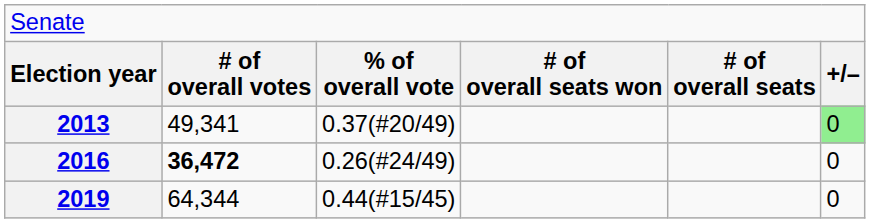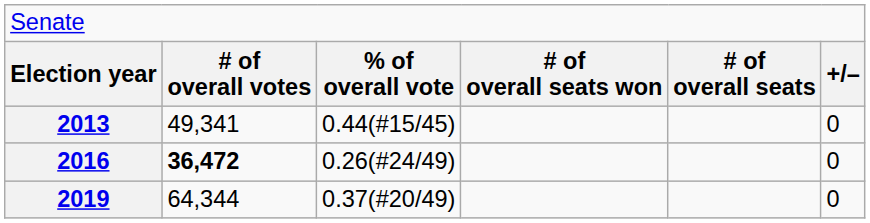(389, 124) 0.37(#20/49) -> (389, 124) 0.44(#15/45)
(833, 124) lightgreen background -> (833, 124) no background
(389, 198) 0.44(#15/45) -> (389, 198) 0.37(#20/49)
